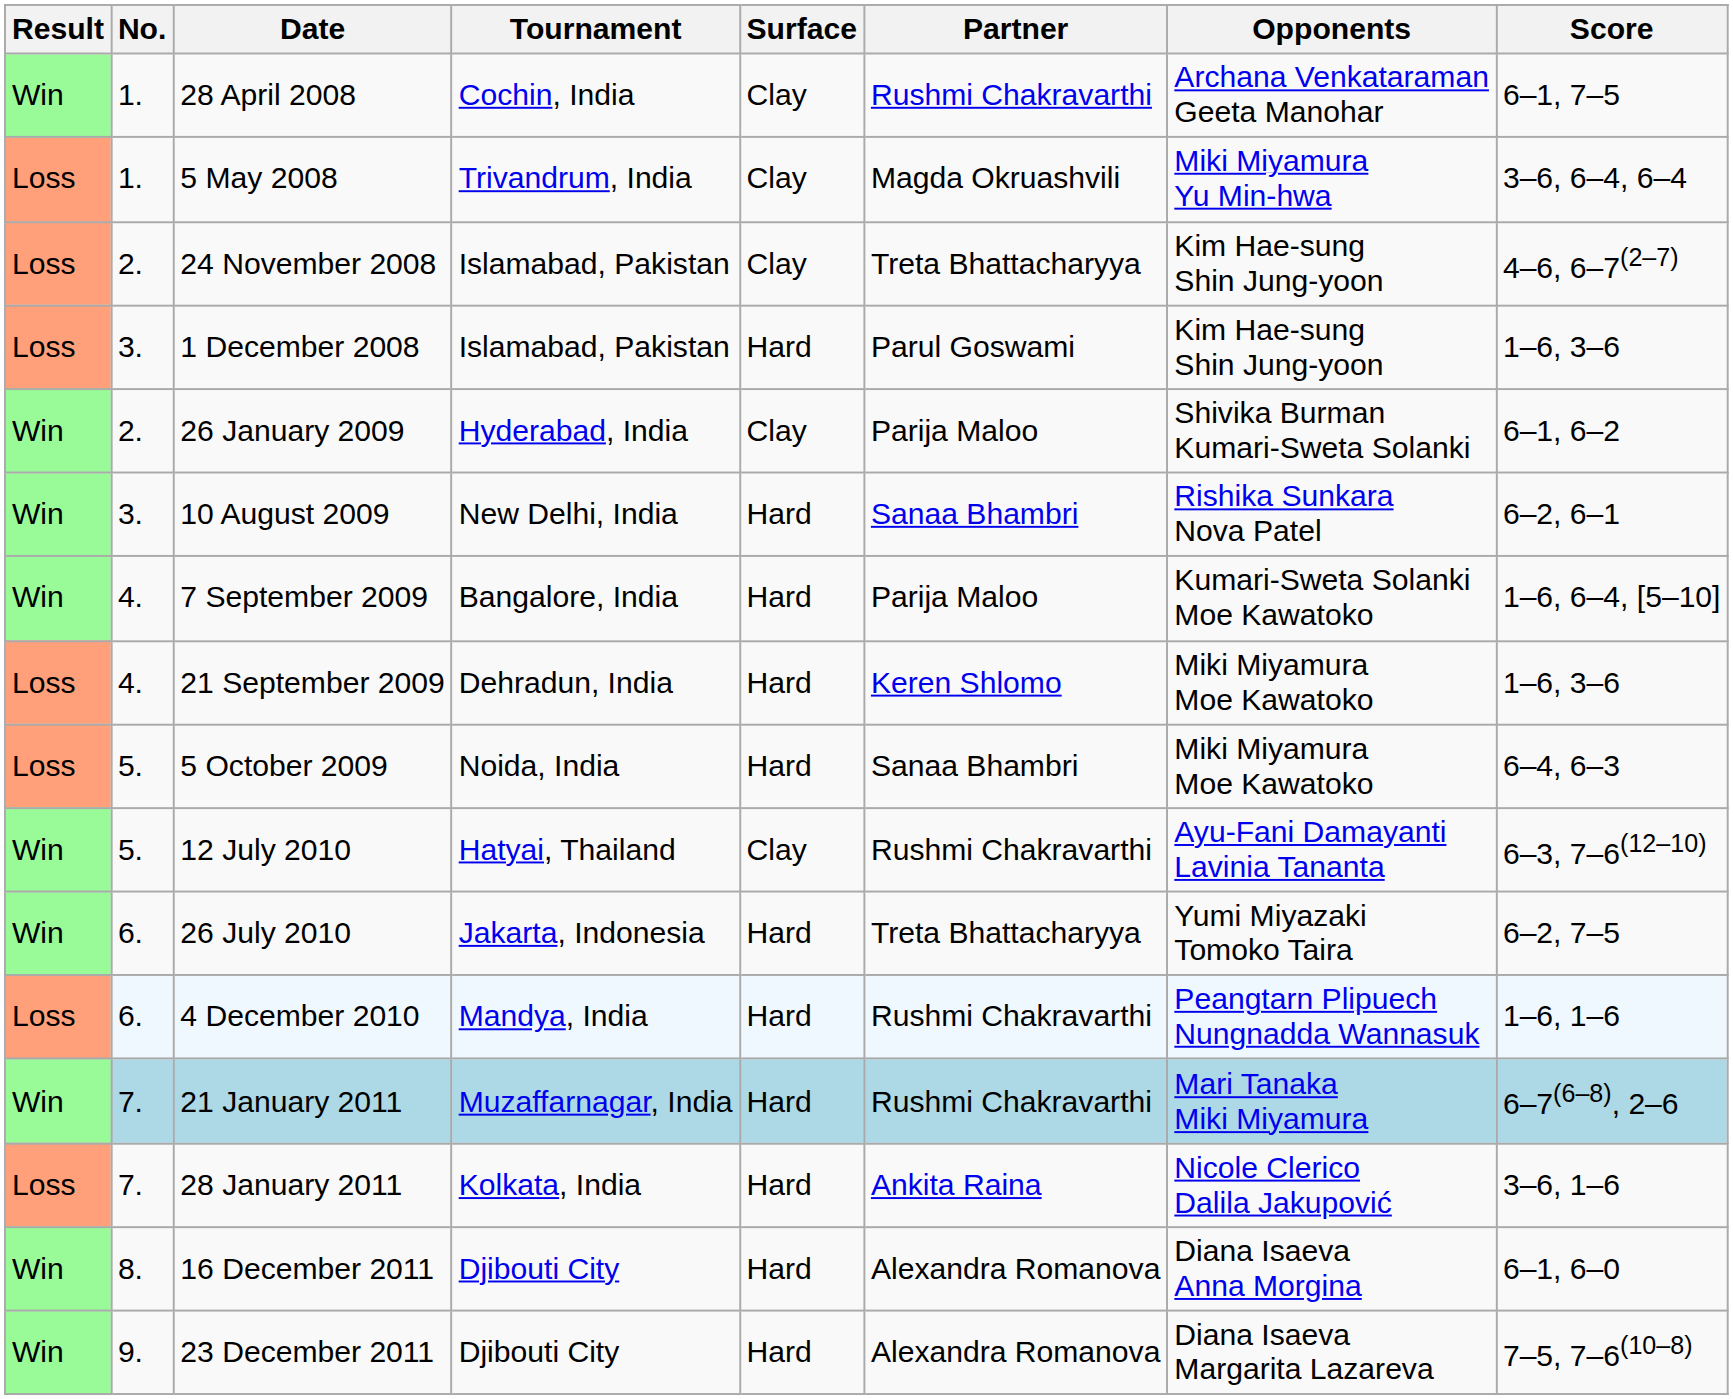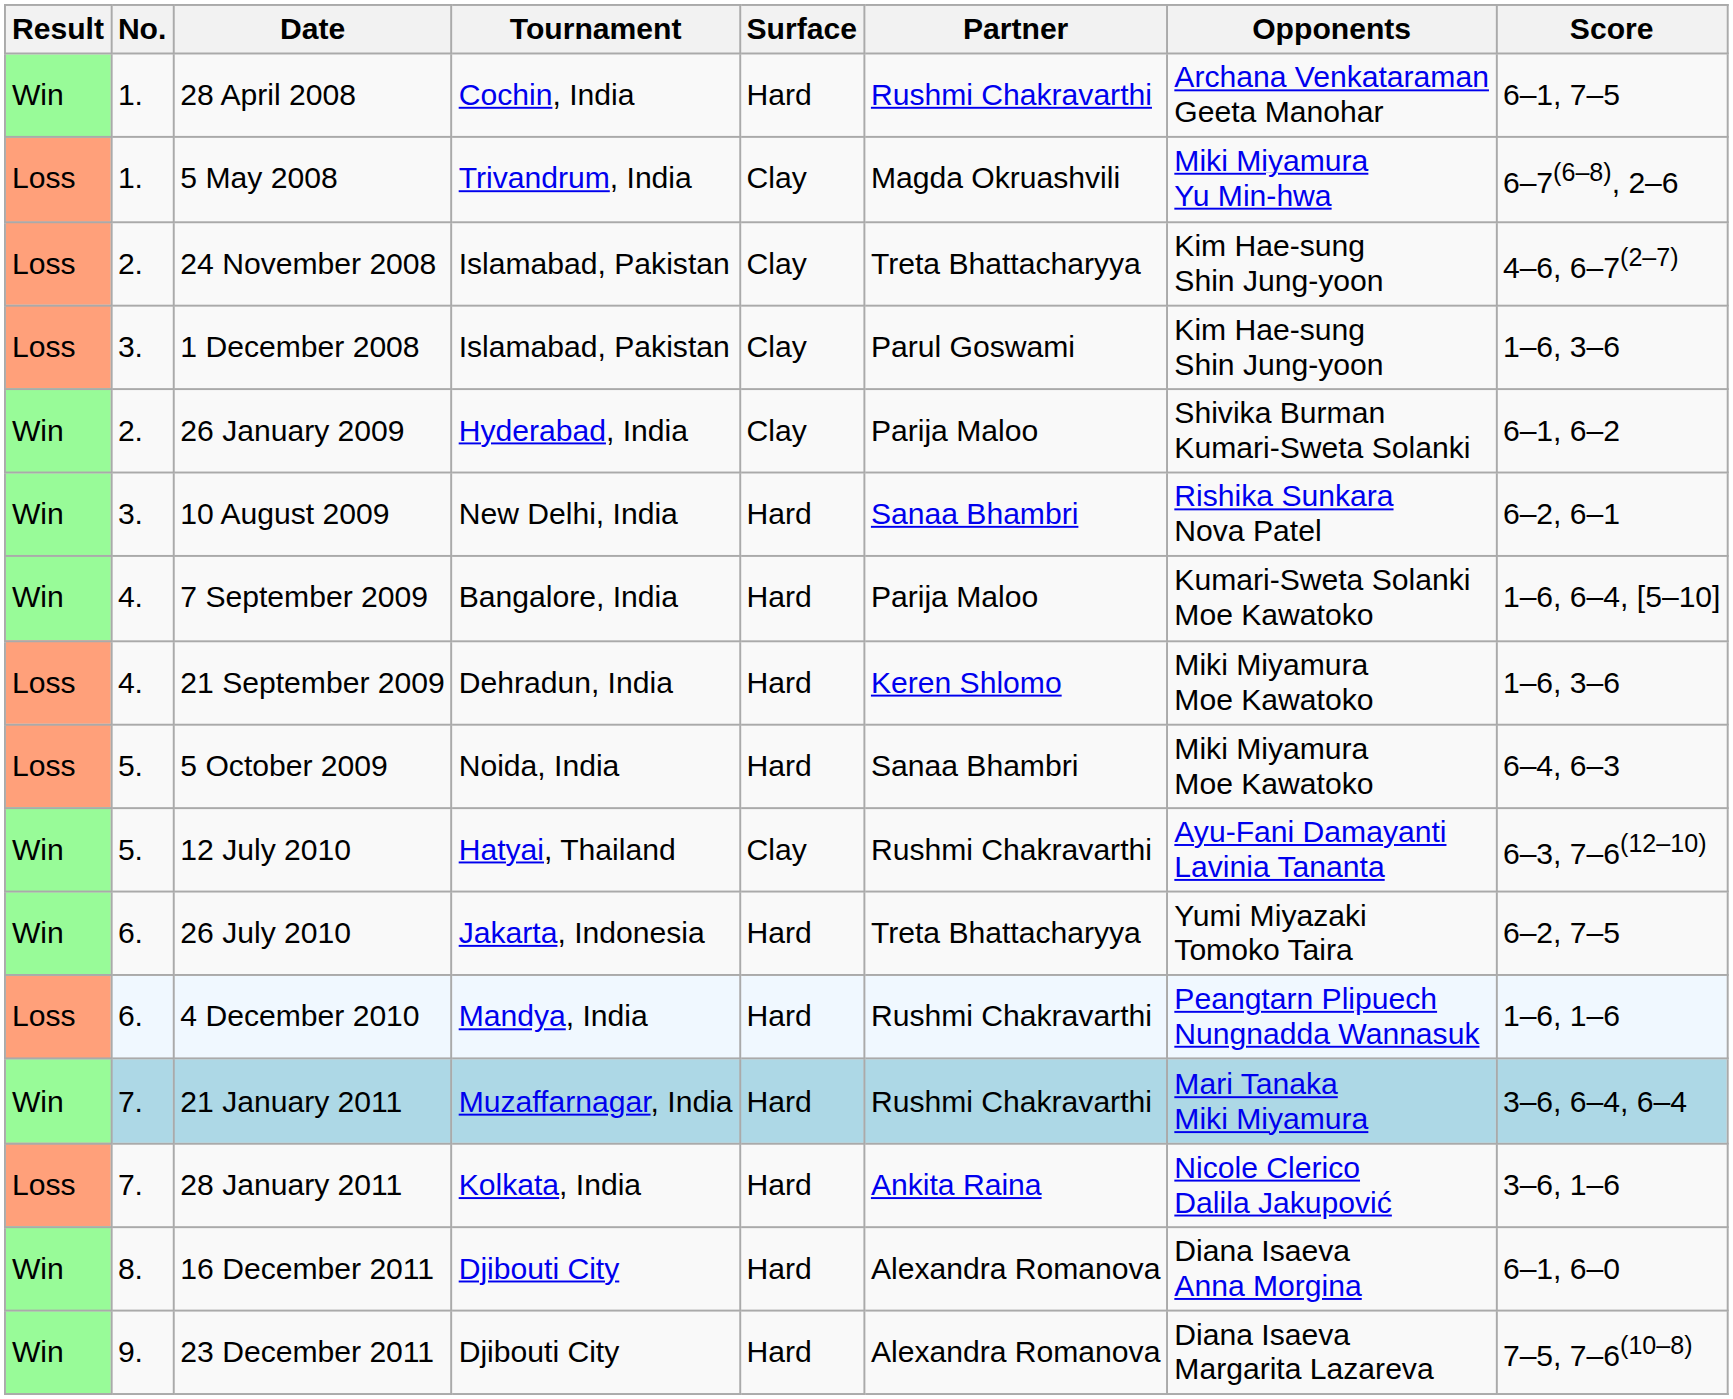(777, 94) Clay -> (779, 94) Hard
(1595, 178) 3–6, 6–4, 6–4 -> (1591, 178) 6–7(6–8), 2–6
(779, 346) Hard -> (777, 346) Clay
(1591, 1100) 6–7(6–8), 2–6 -> (1595, 1100) 3–6, 6–4, 6–4
